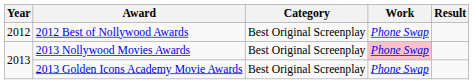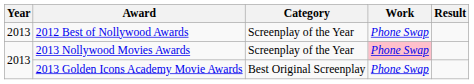(19, 32) 2012 -> (19, 32) 2013
(307, 32) Best Original Screenplay -> (301, 32) Screenplay of the Year
(307, 50) Best Original Screenplay -> (301, 50) Screenplay of the Year
